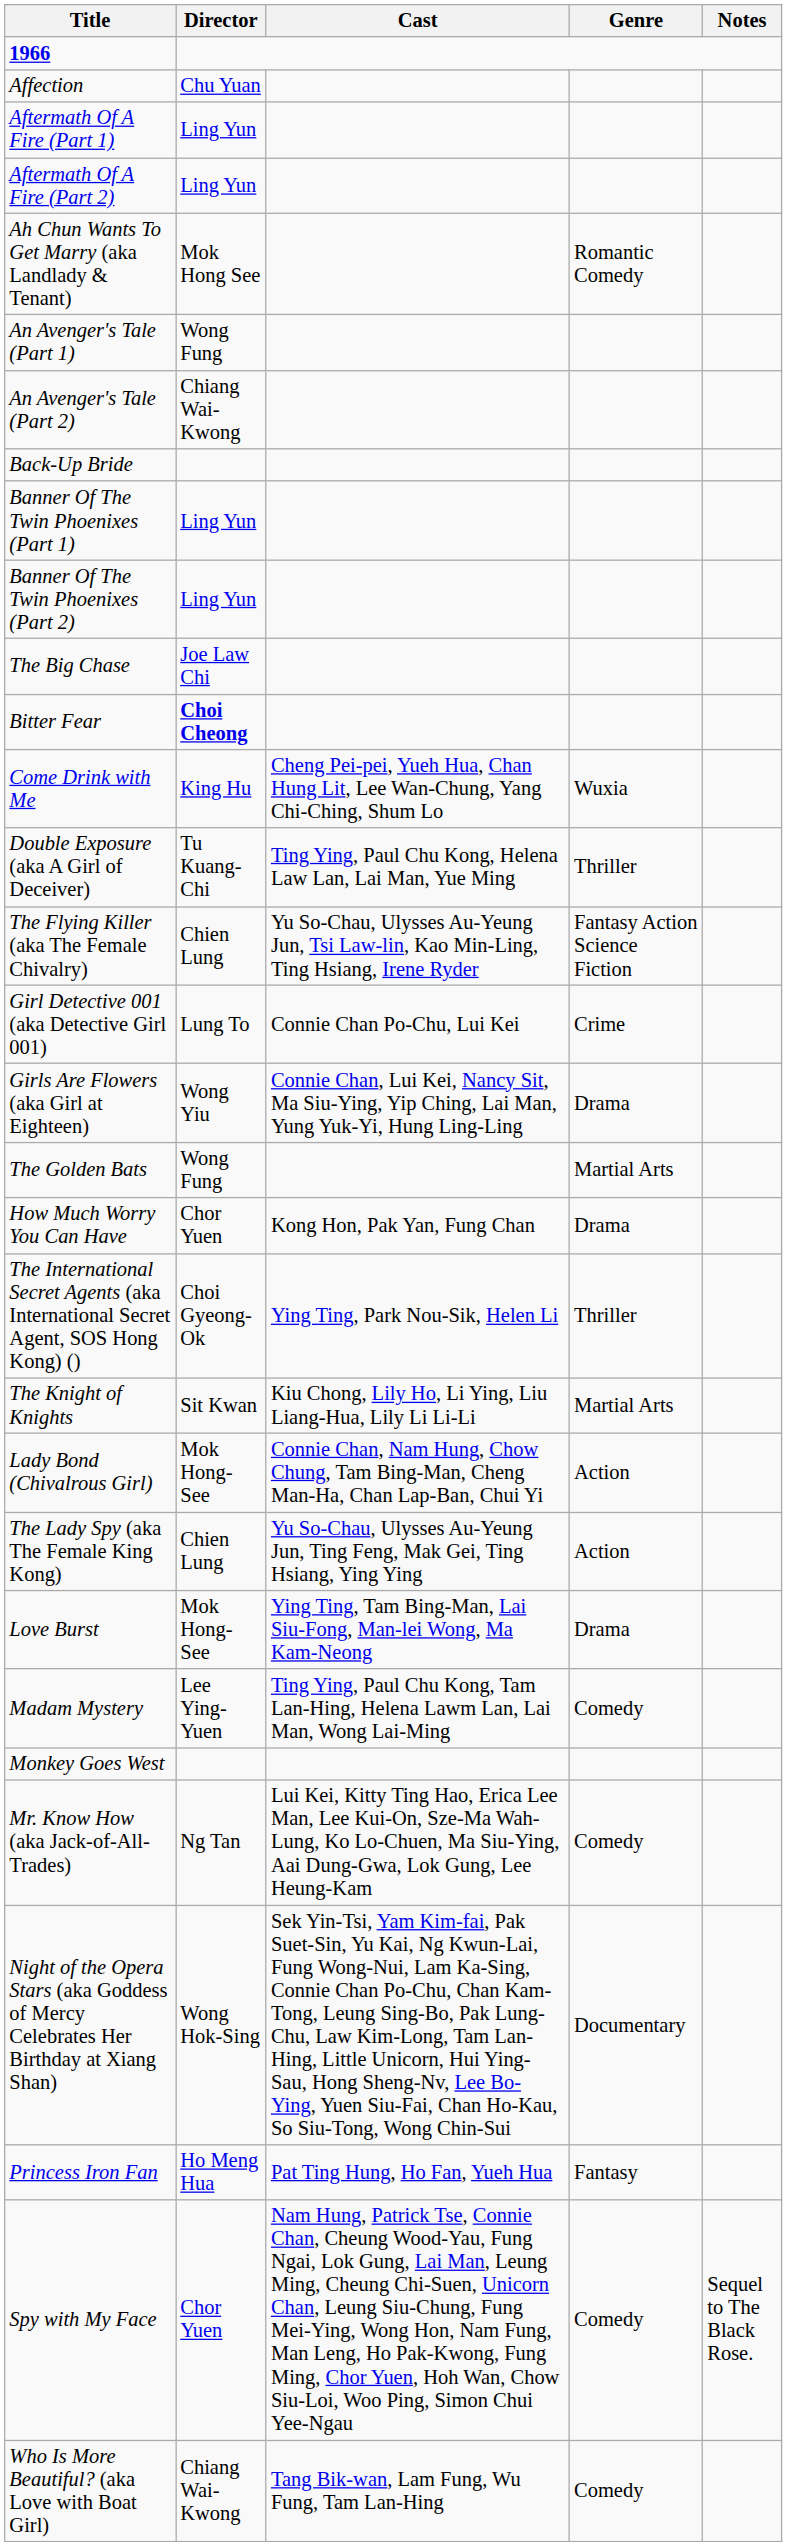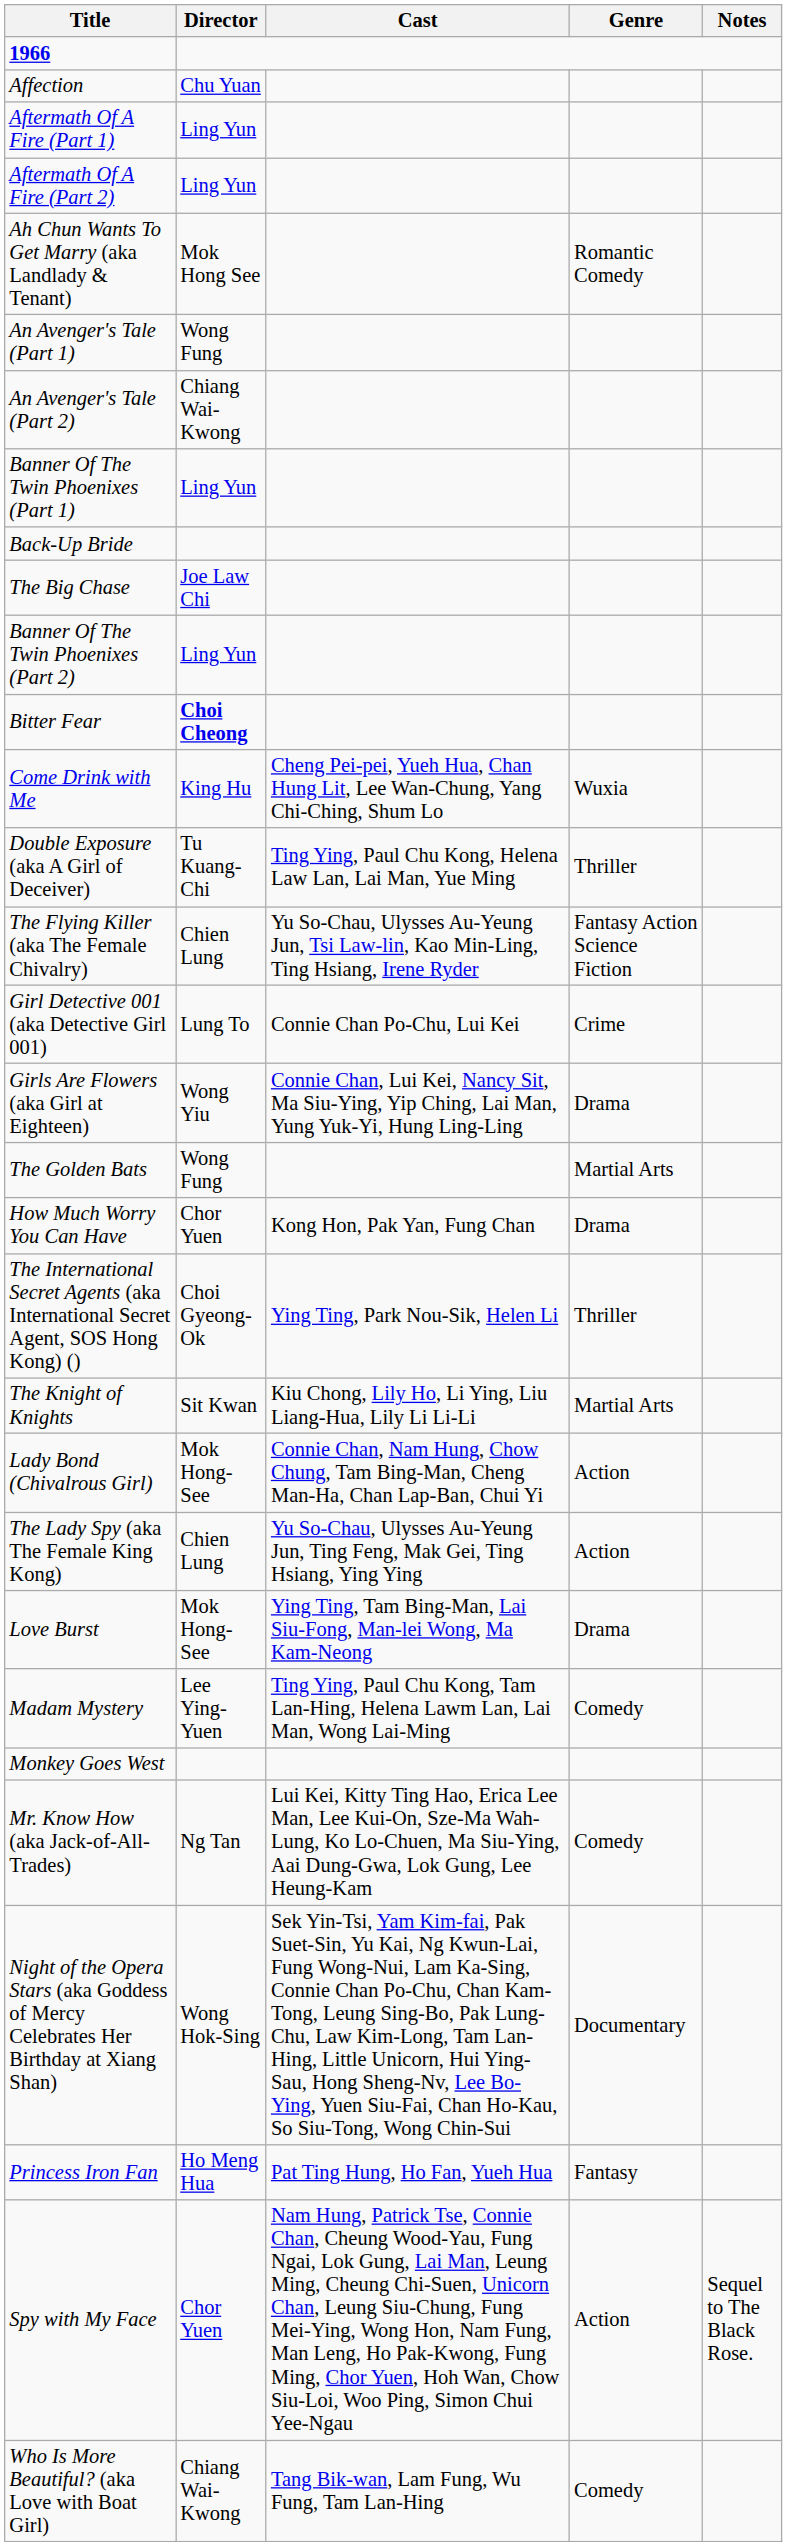rows swapped: (71, 464) <-> (74, 520)
rows swapped: (74, 598) <-> (70, 666)
(609, 2319) Comedy -> (602, 2319) Action
